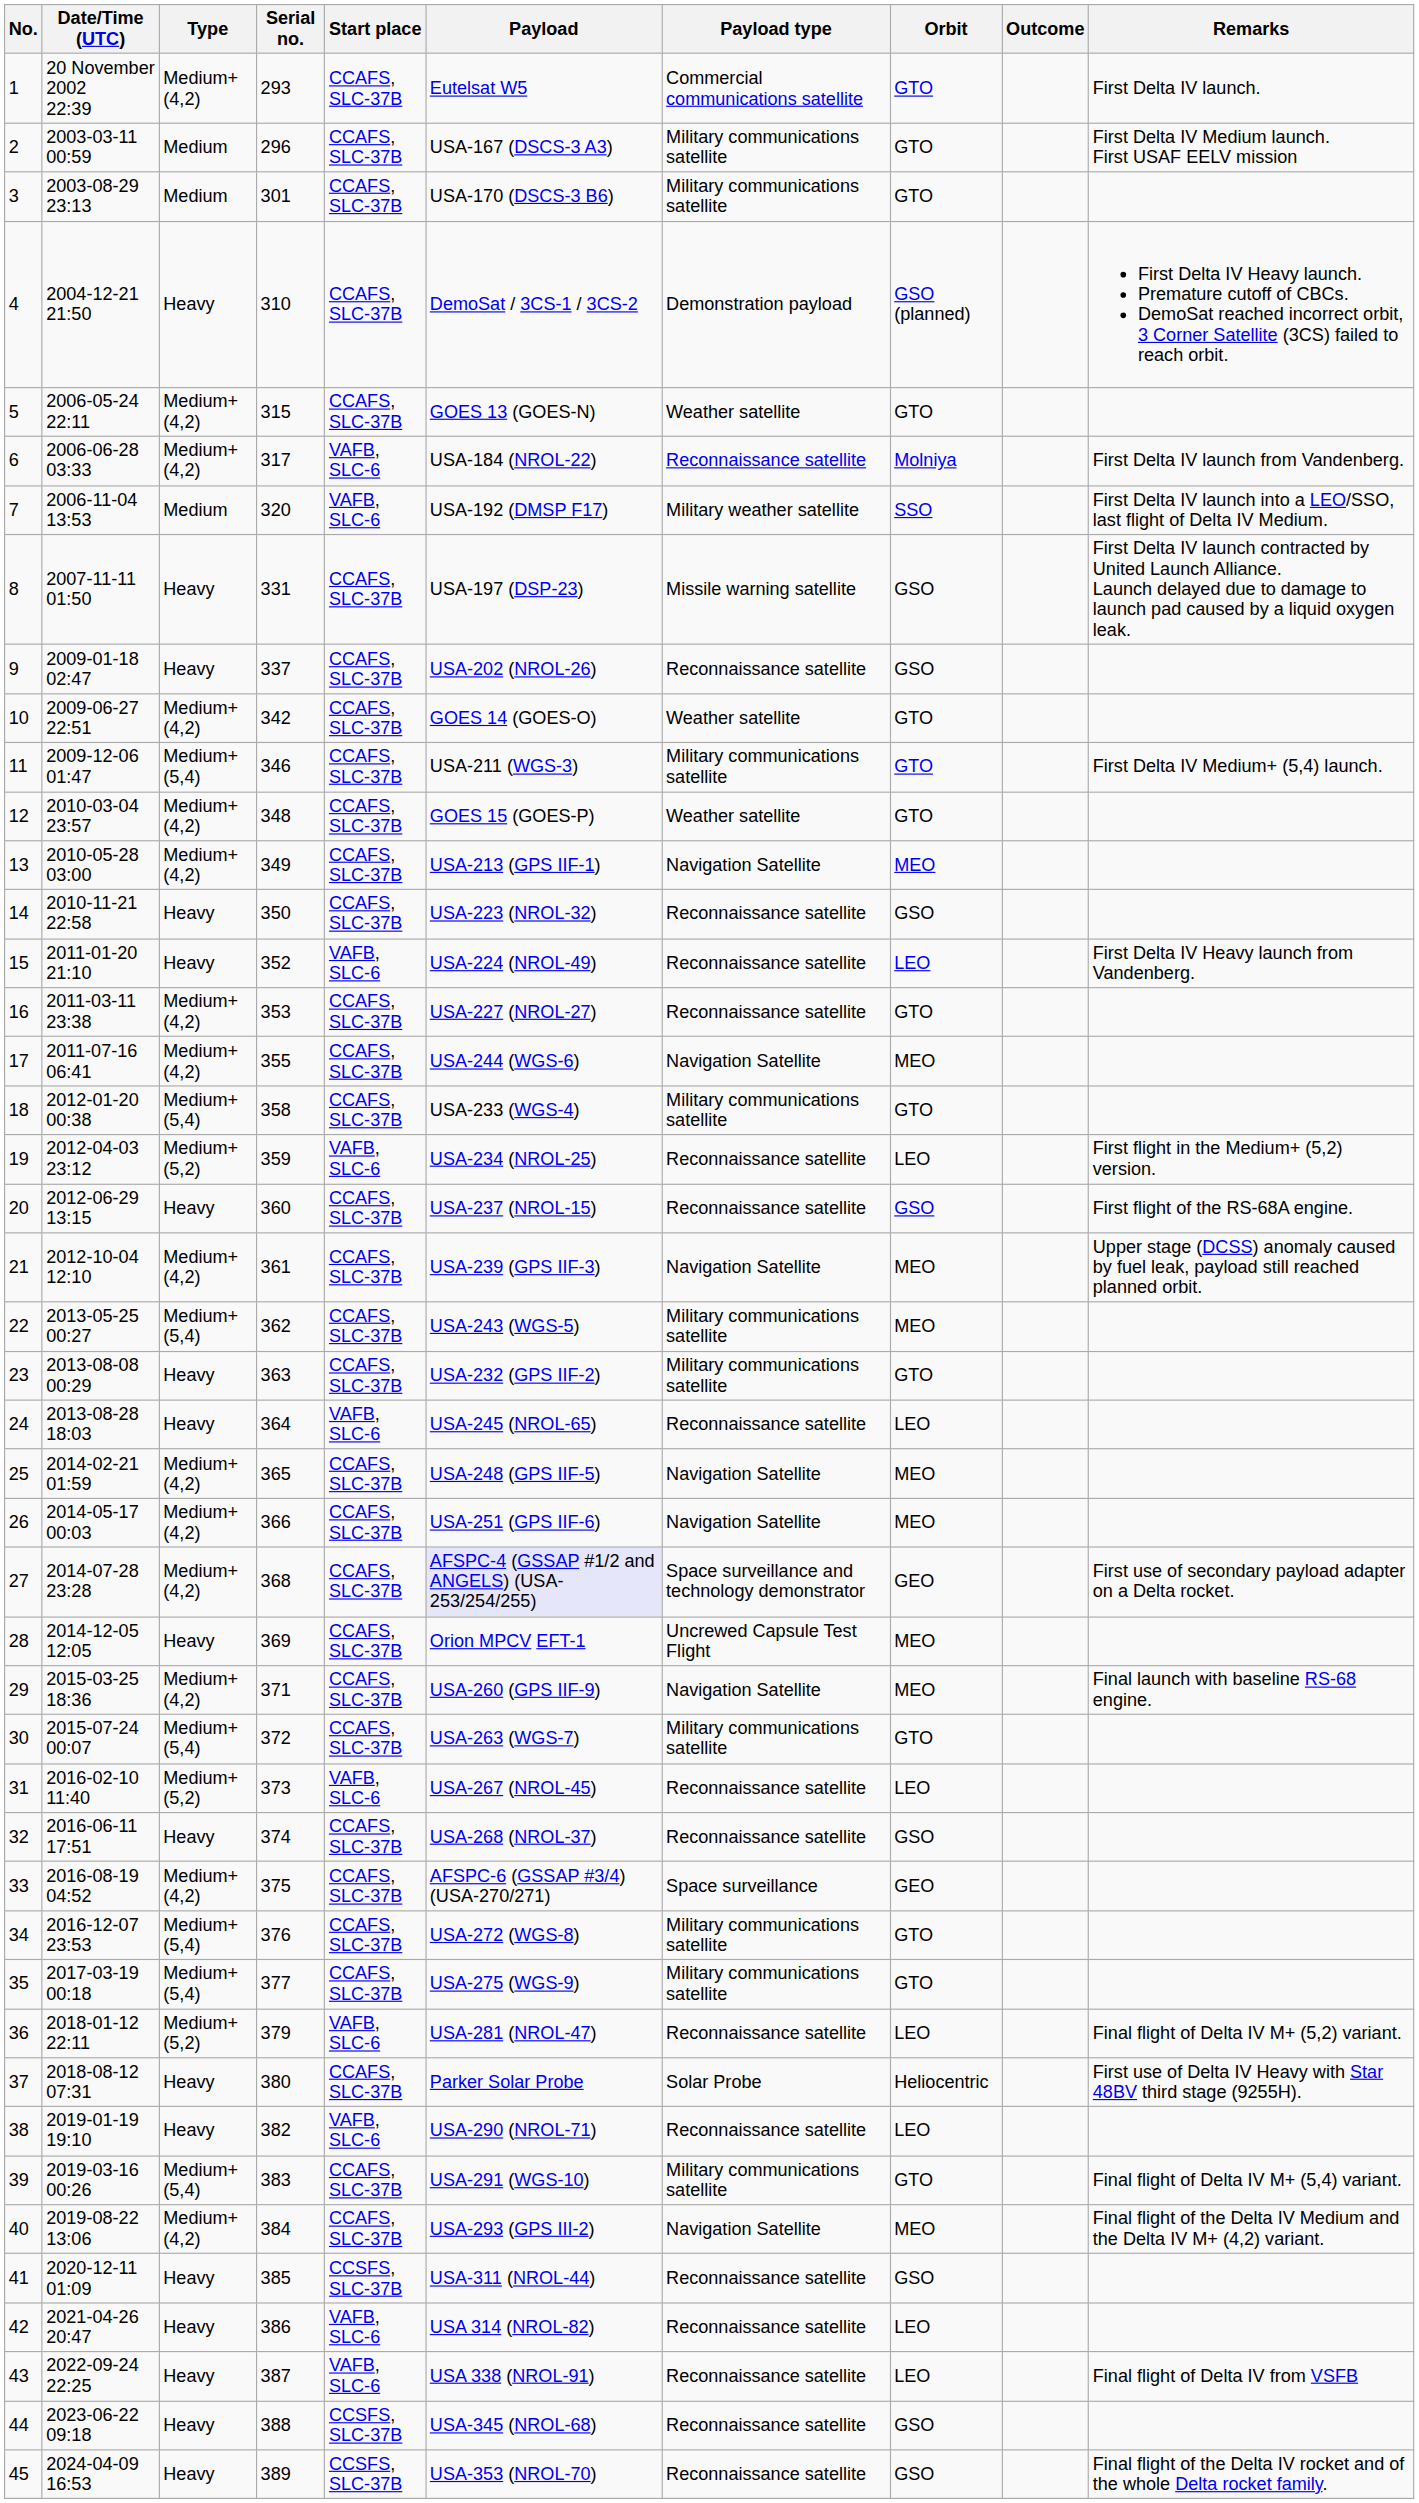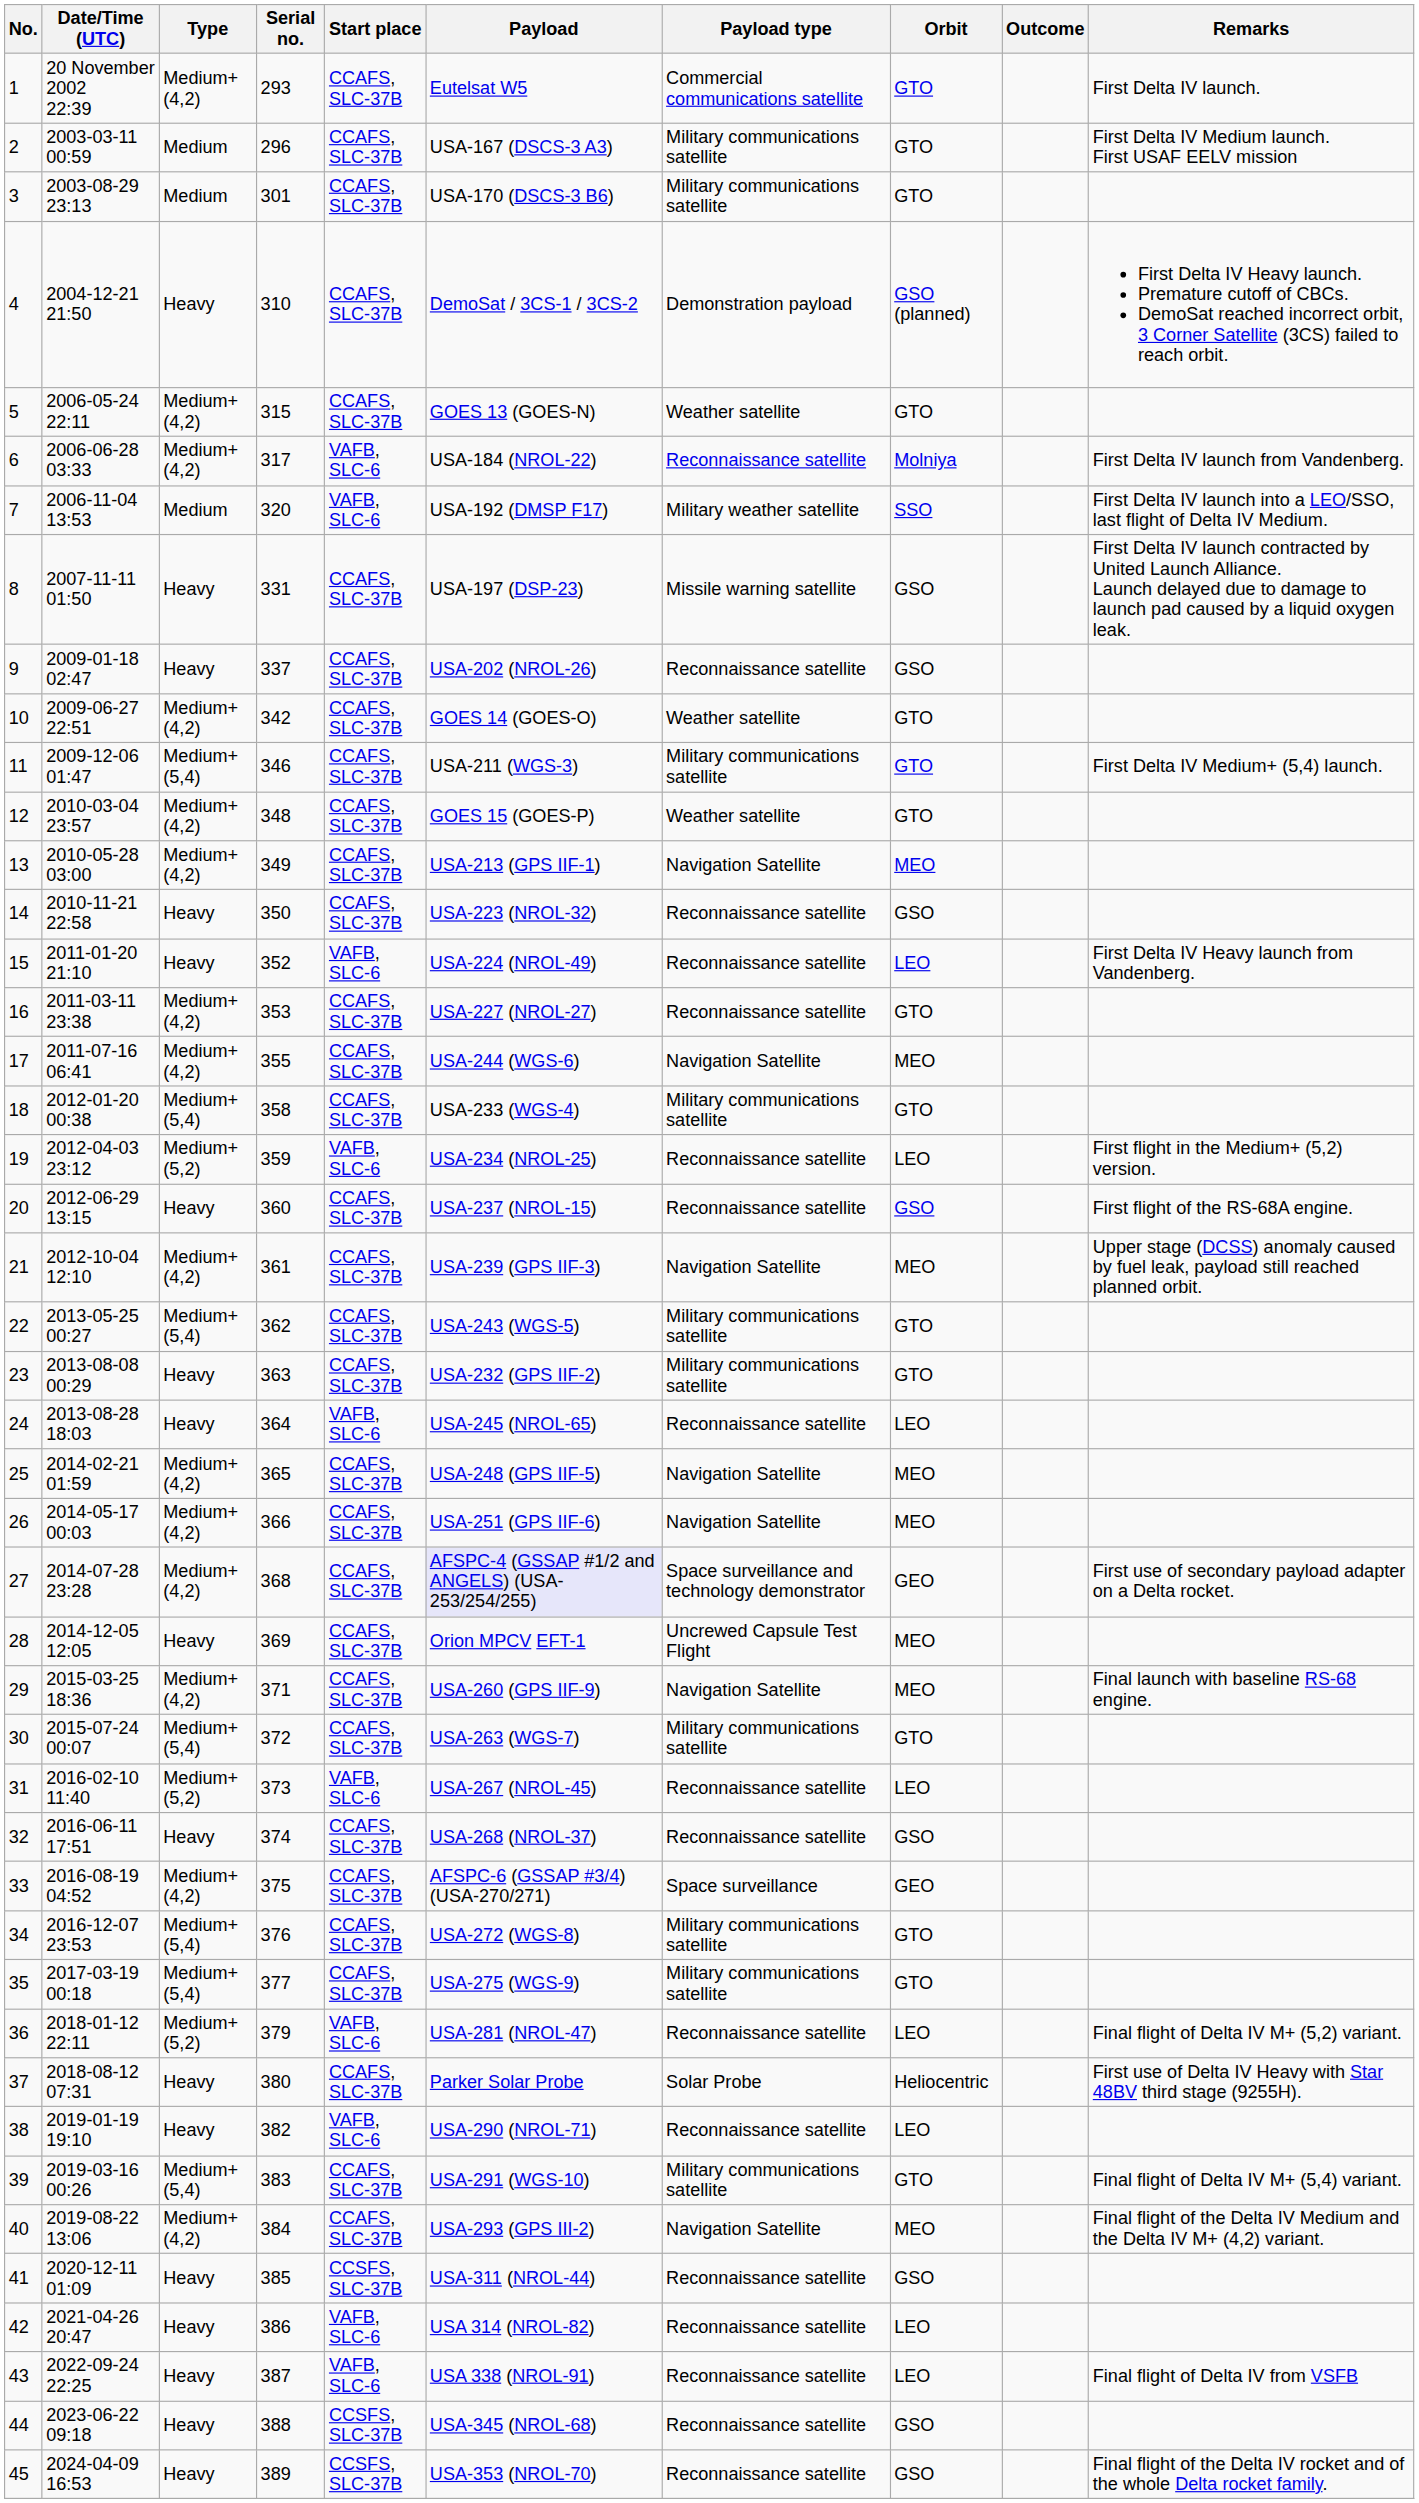(915, 1326) MEO -> (914, 1326) GTO
